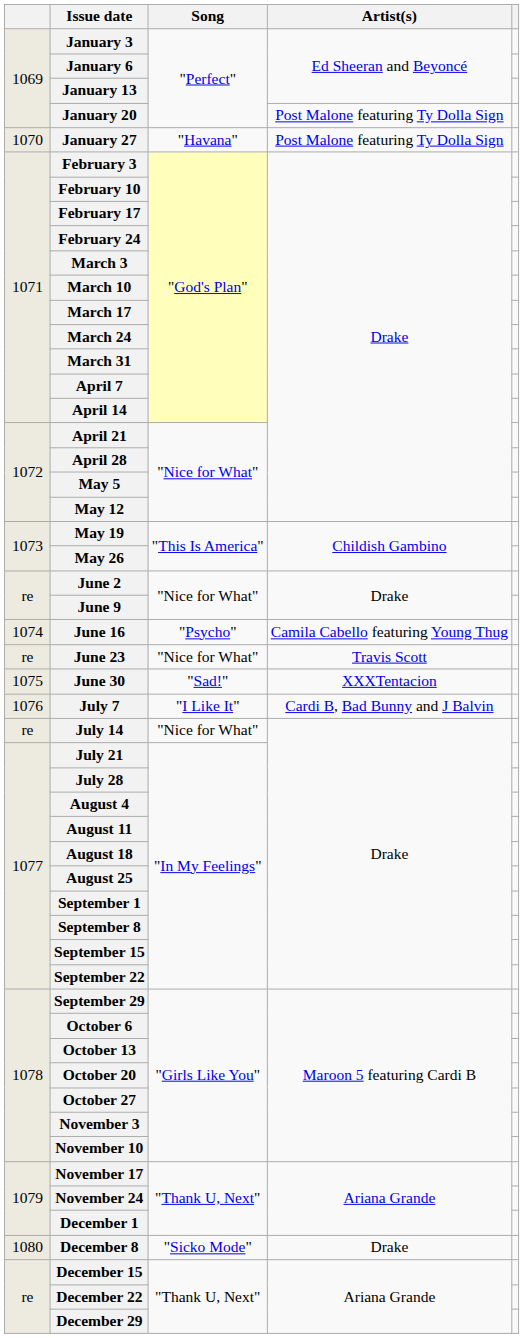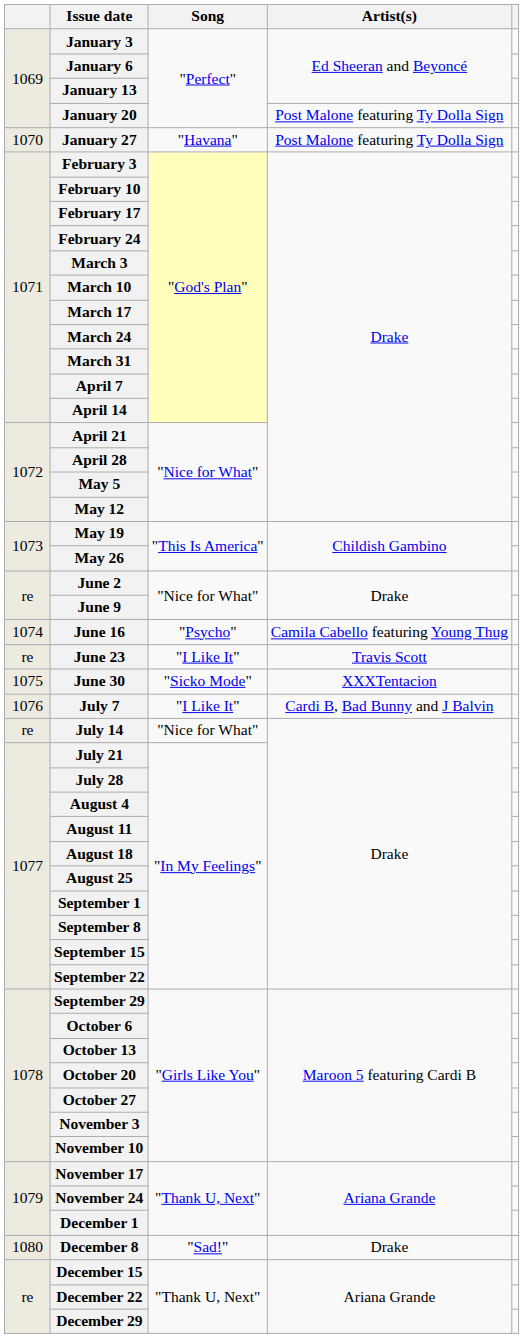(208, 656) "Nice for What" -> (208, 656) "I Like It"
(208, 681) "Sad!" -> (208, 681) "Sicko Mode"
(208, 1247) "Sicko Mode" -> (208, 1247) "Sad!"
